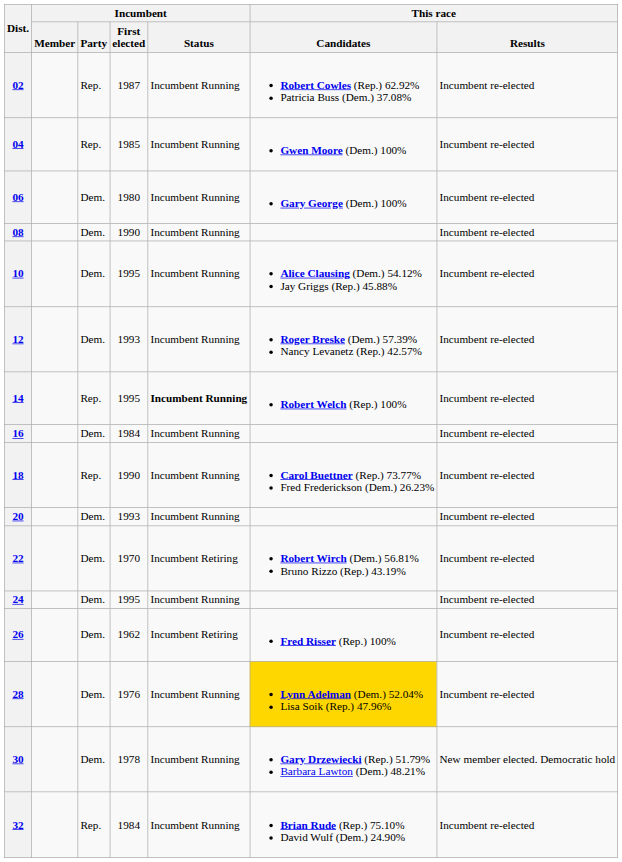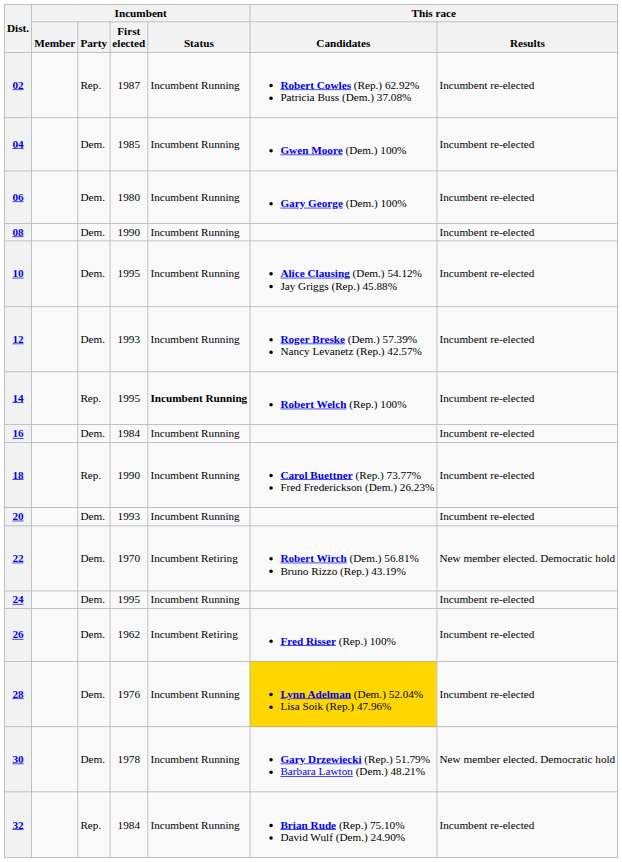(91, 144) Rep. -> (93, 144) Dem.
(487, 558) Incumbent re-elected -> (527, 558) New member elected. Democratic hold
